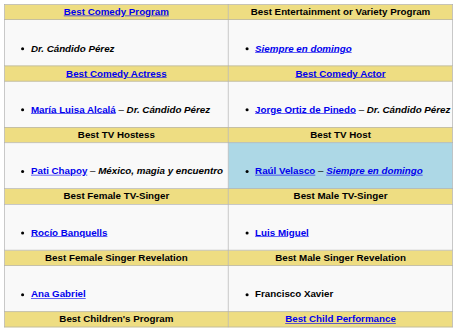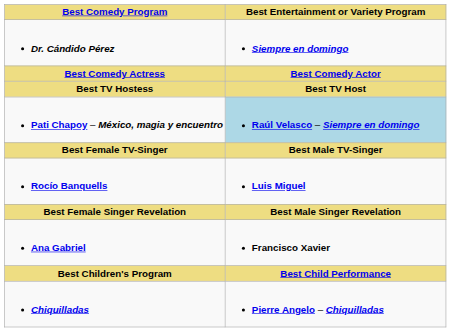- row: (116, 110)
+ row: (115, 310)
